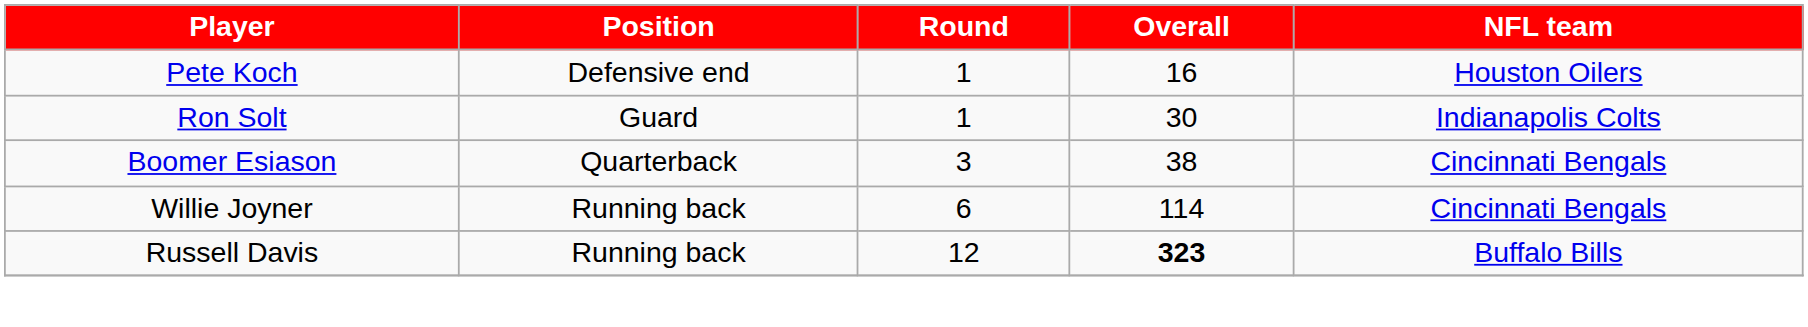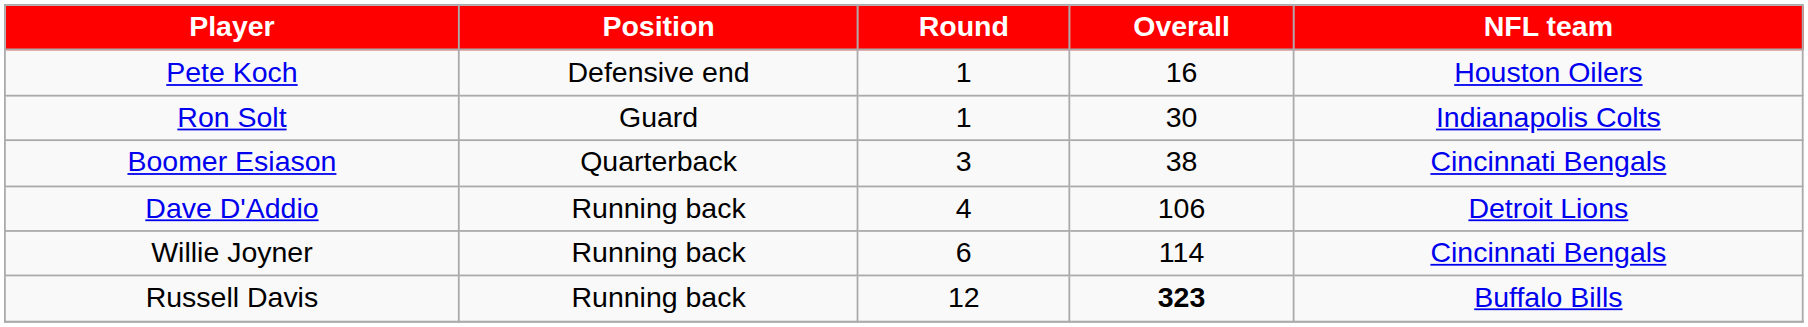+ row: (232, 207)
